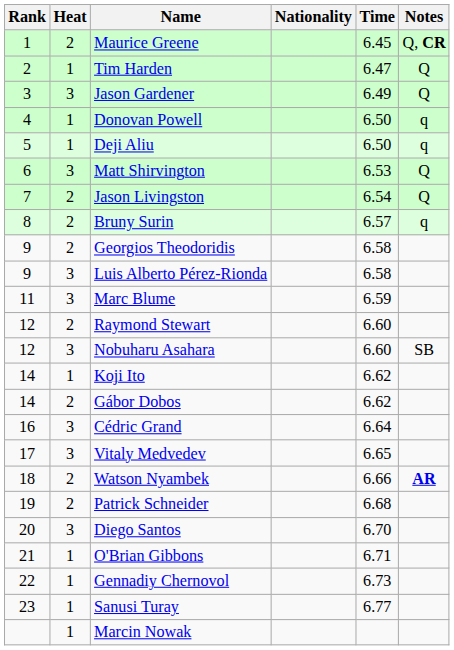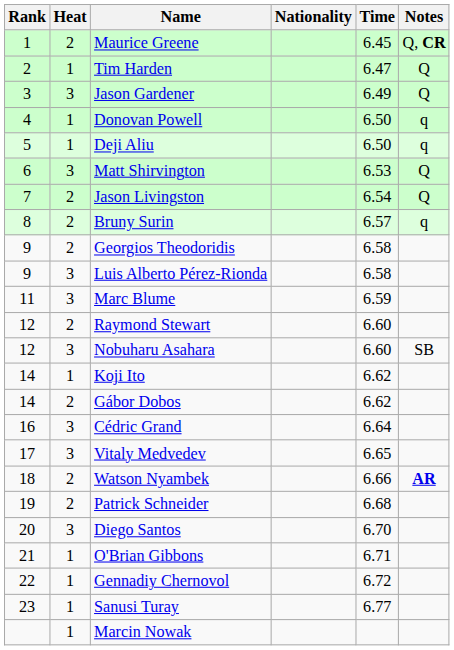(377, 581) 6.73 -> (377, 581) 6.72
